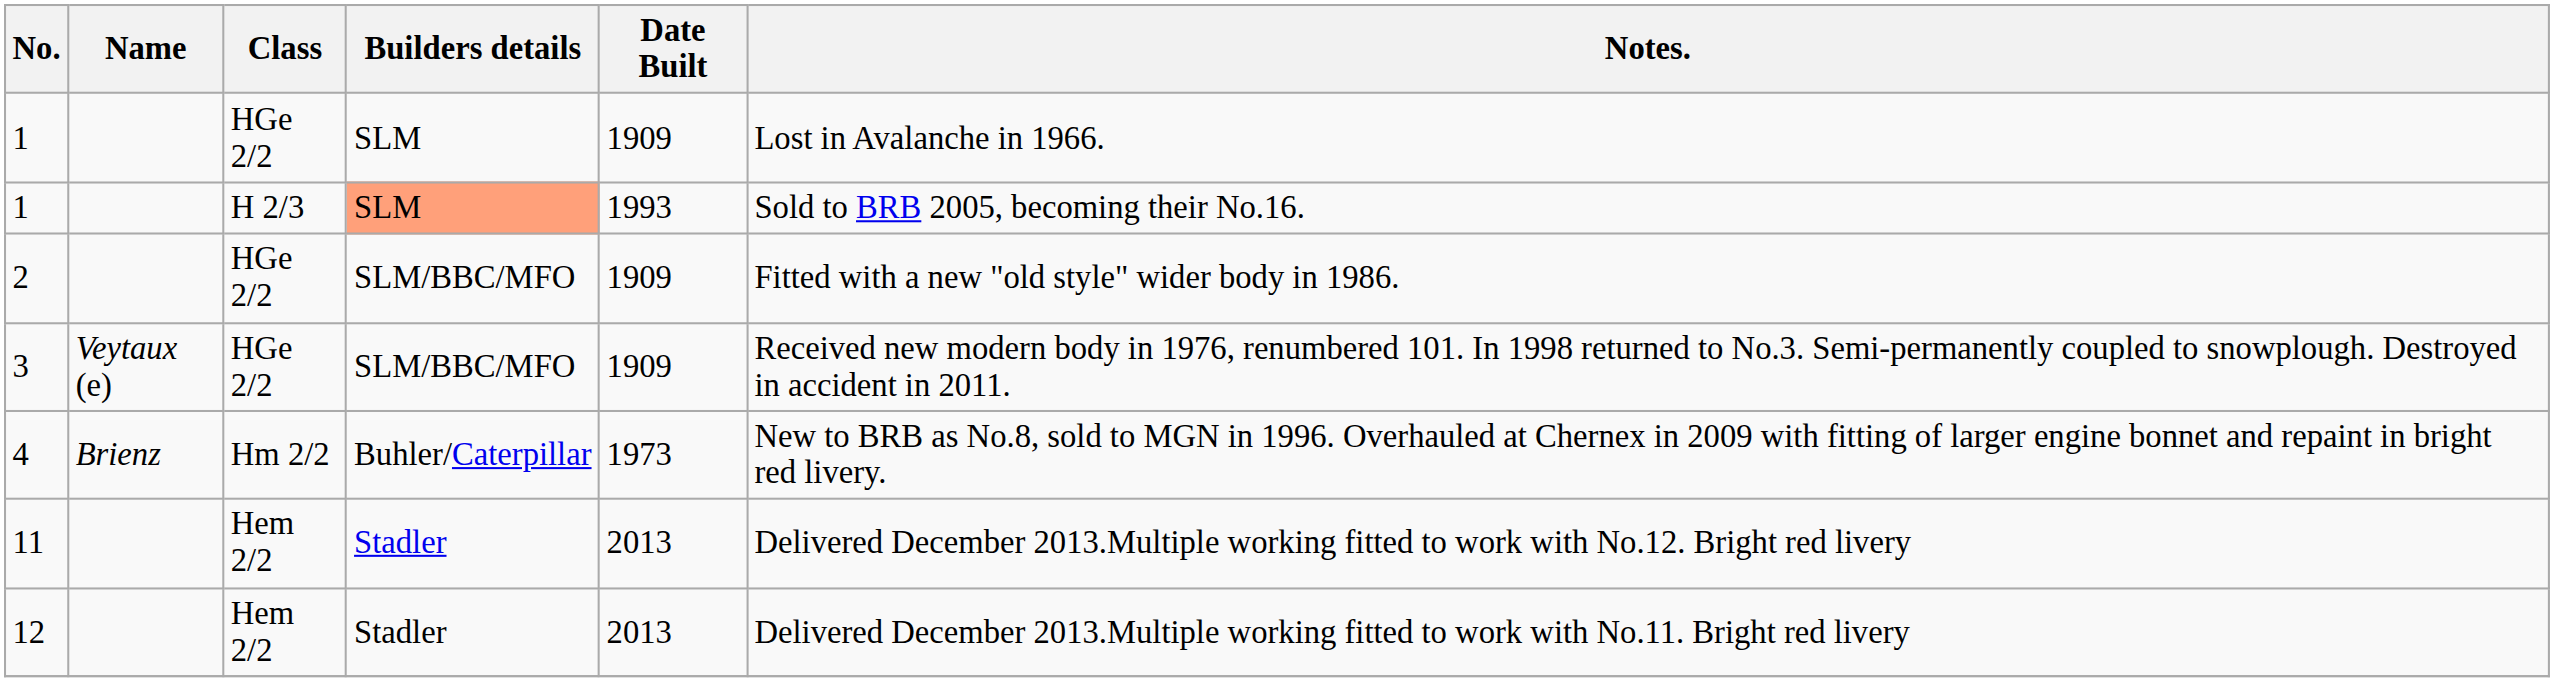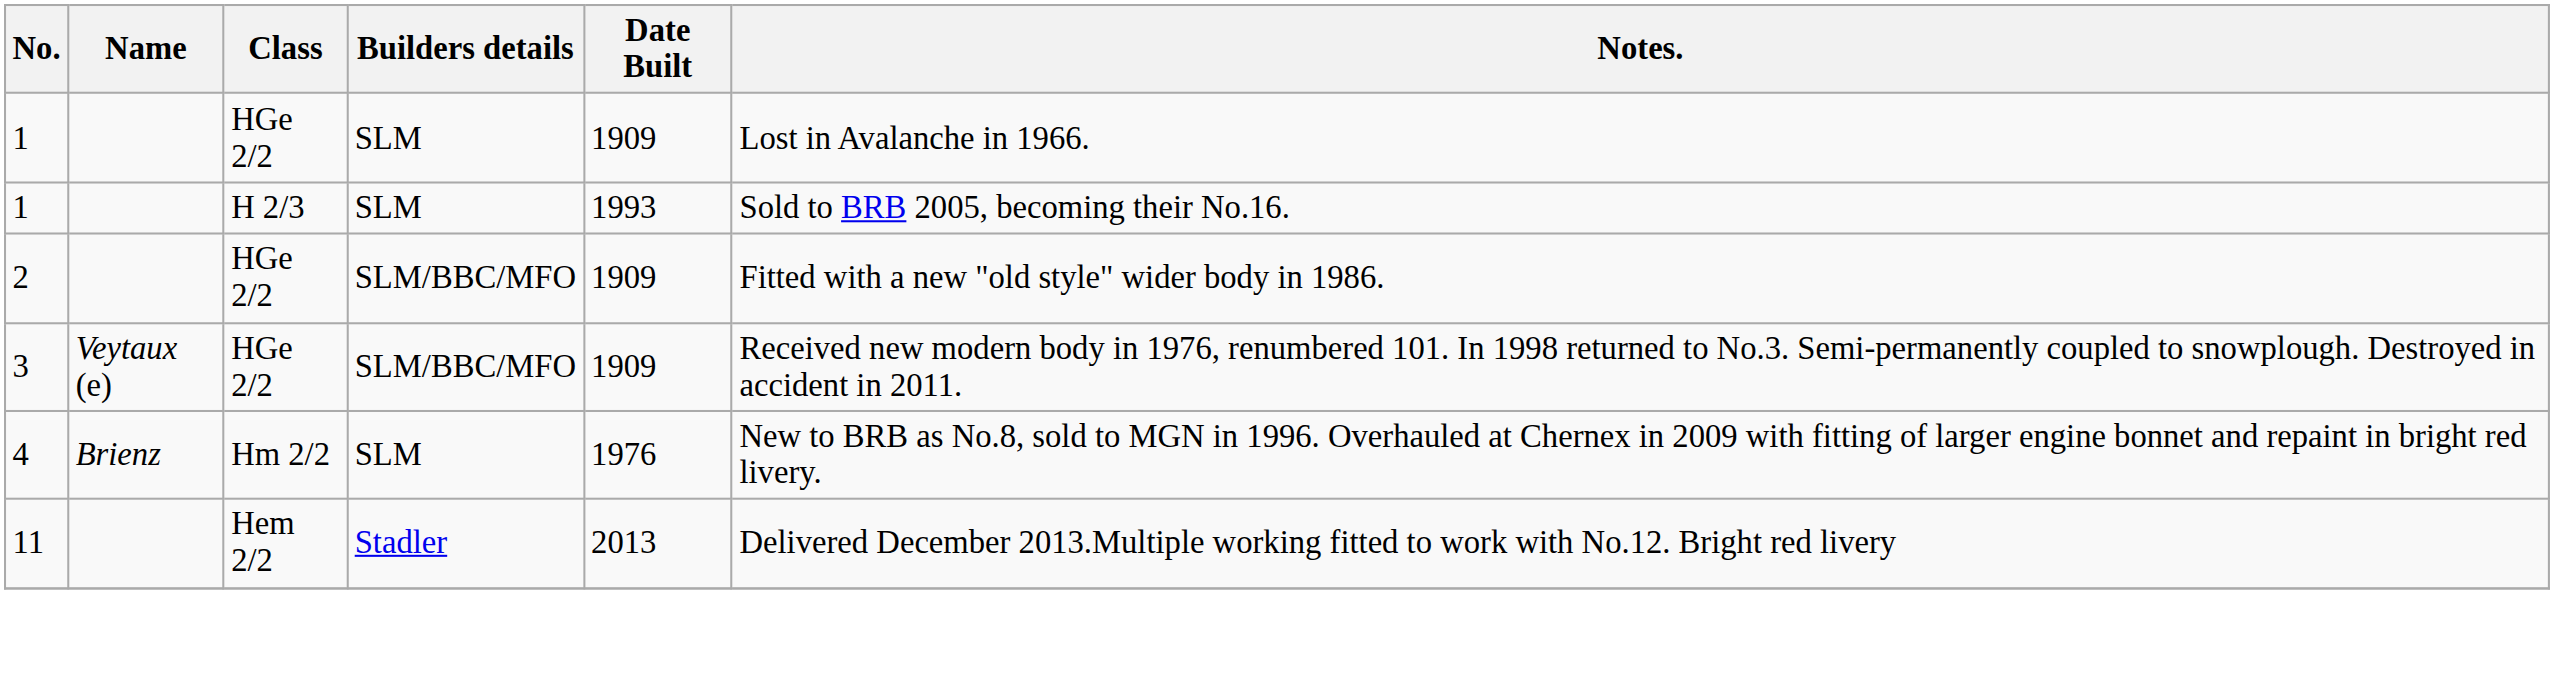(388, 207) lightsalmon background -> (388, 207) no background
(473, 454) Buhler/Caterpillar -> (388, 454) SLM
(639, 454) 1973 -> (624, 454) 1976
- row: (29, 631)
